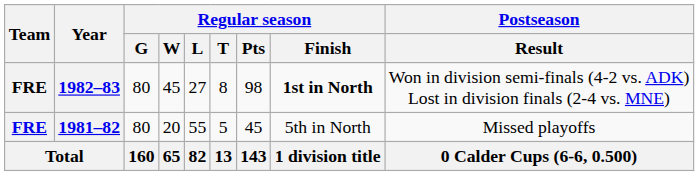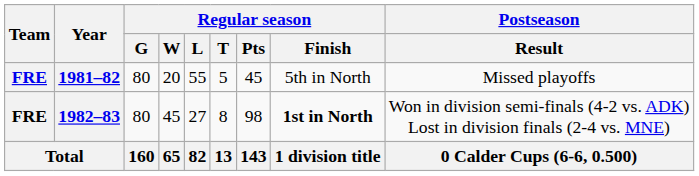rows swapped: (89, 127) <-> (89, 87)
